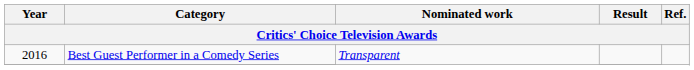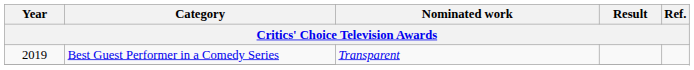(35, 54) 2016 -> (35, 54) 2019
